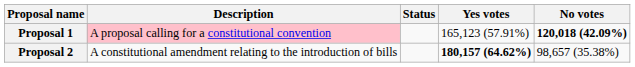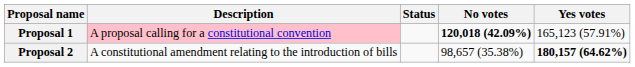columns swapped: (486, 14) <-> (582, 14)
